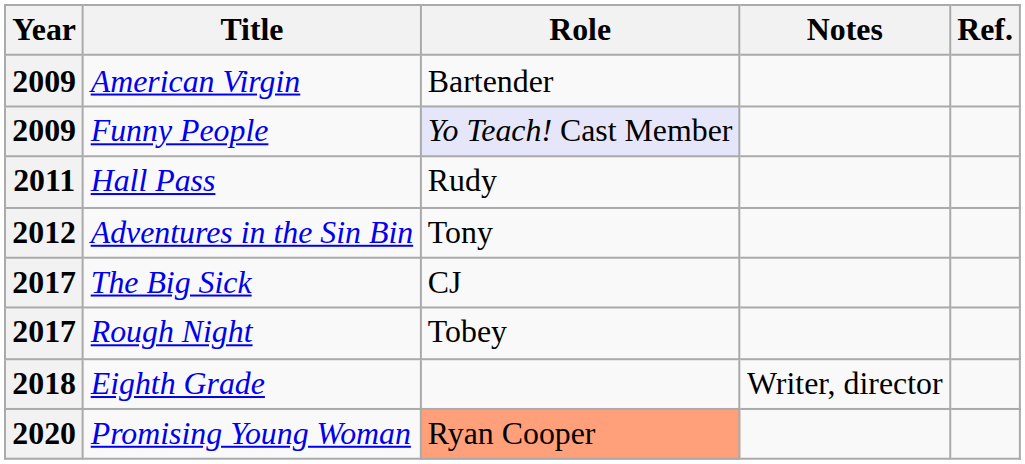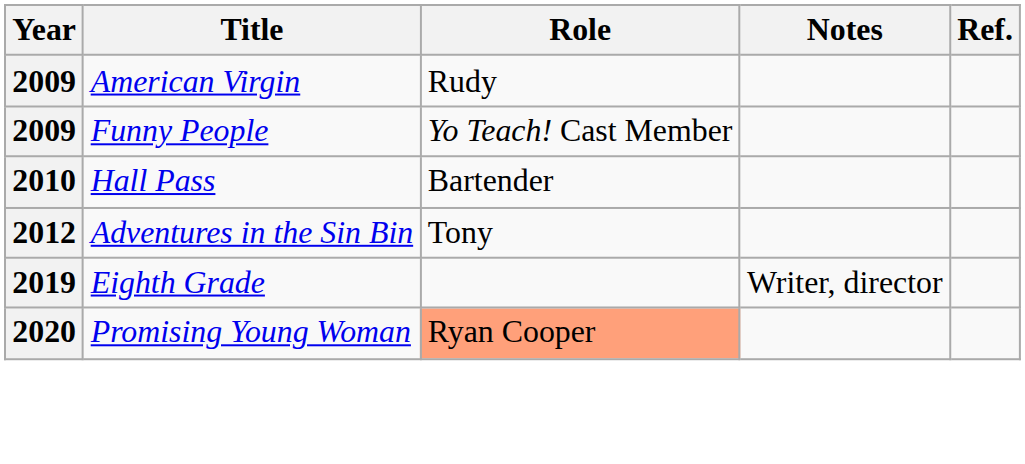(491, 80) Bartender -> (462, 80) Rudy
(580, 130) lavender background -> (580, 130) no background
(44, 181) 2011 -> (44, 181) 2010
(462, 181) Rudy -> (491, 181) Bartender
- row: (171, 282)
- row: (172, 332)
(44, 383) 2018 -> (44, 282) 2019
